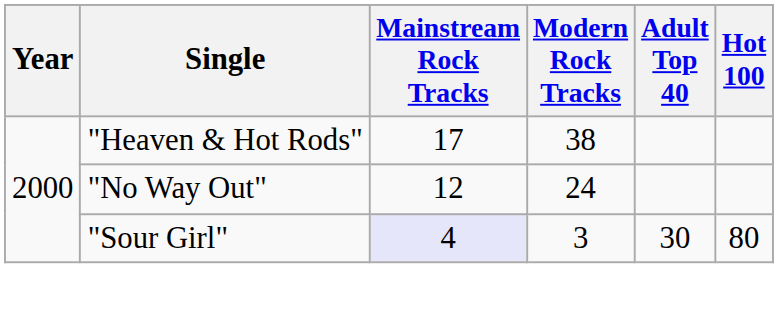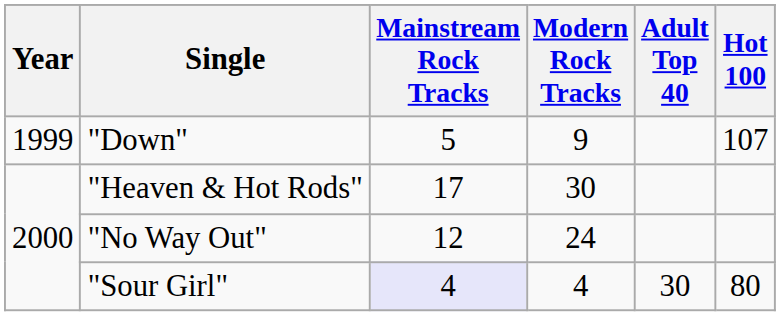+ row: (138, 139)
(581, 139) 38 -> (581, 188) 30
(581, 237) 3 -> (581, 285) 4
